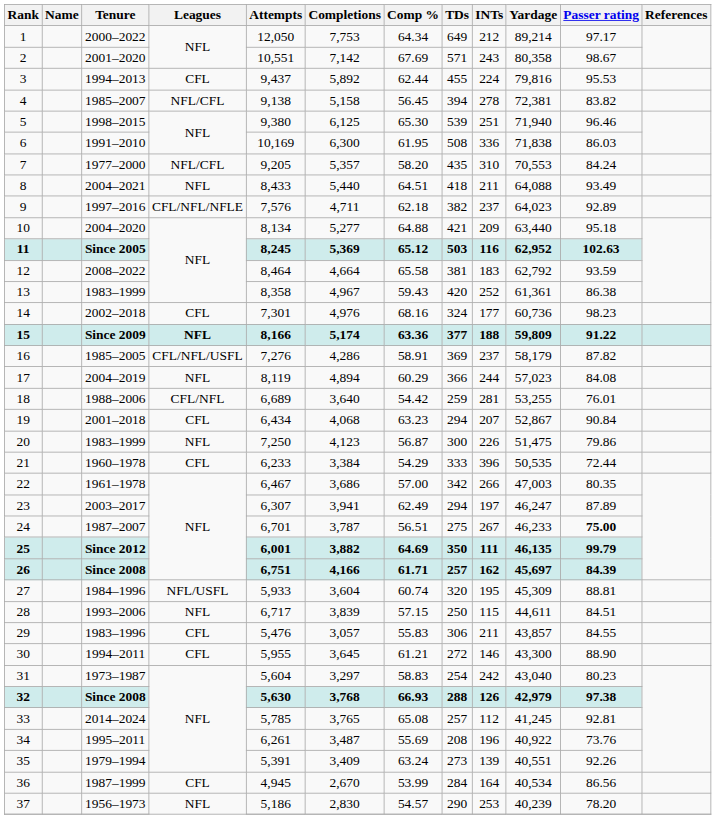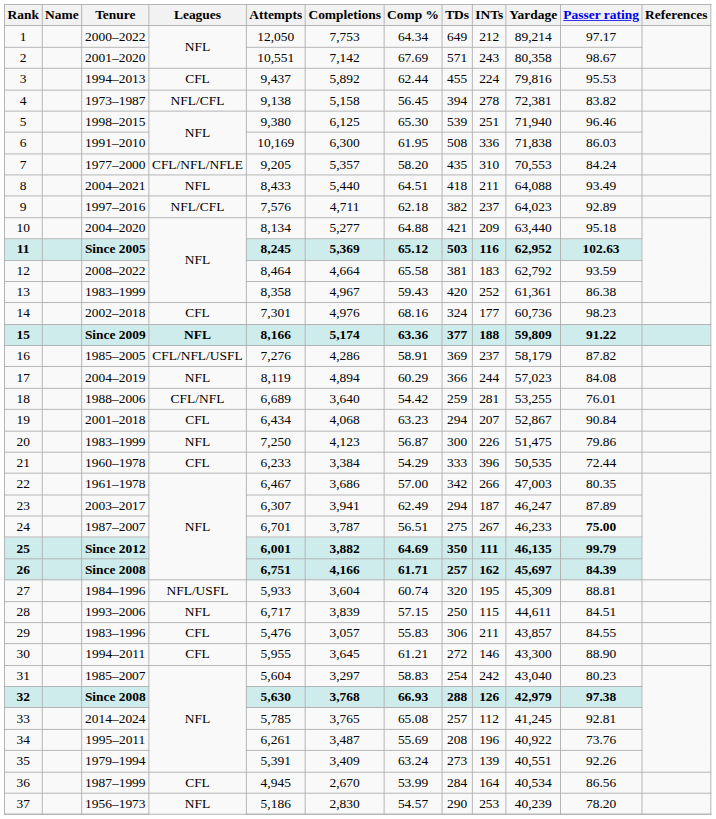(115, 100) 1985–2007 -> (115, 100) 1973–1987
(197, 164) NFL/CFL -> (197, 164) CFL/NFL/NFLE
(197, 206) CFL/NFL/NFLE -> (197, 206) NFL/CFL
(489, 505) 197 -> (489, 505) 187
(115, 675) 1973–1987 -> (115, 675) 1985–2007
